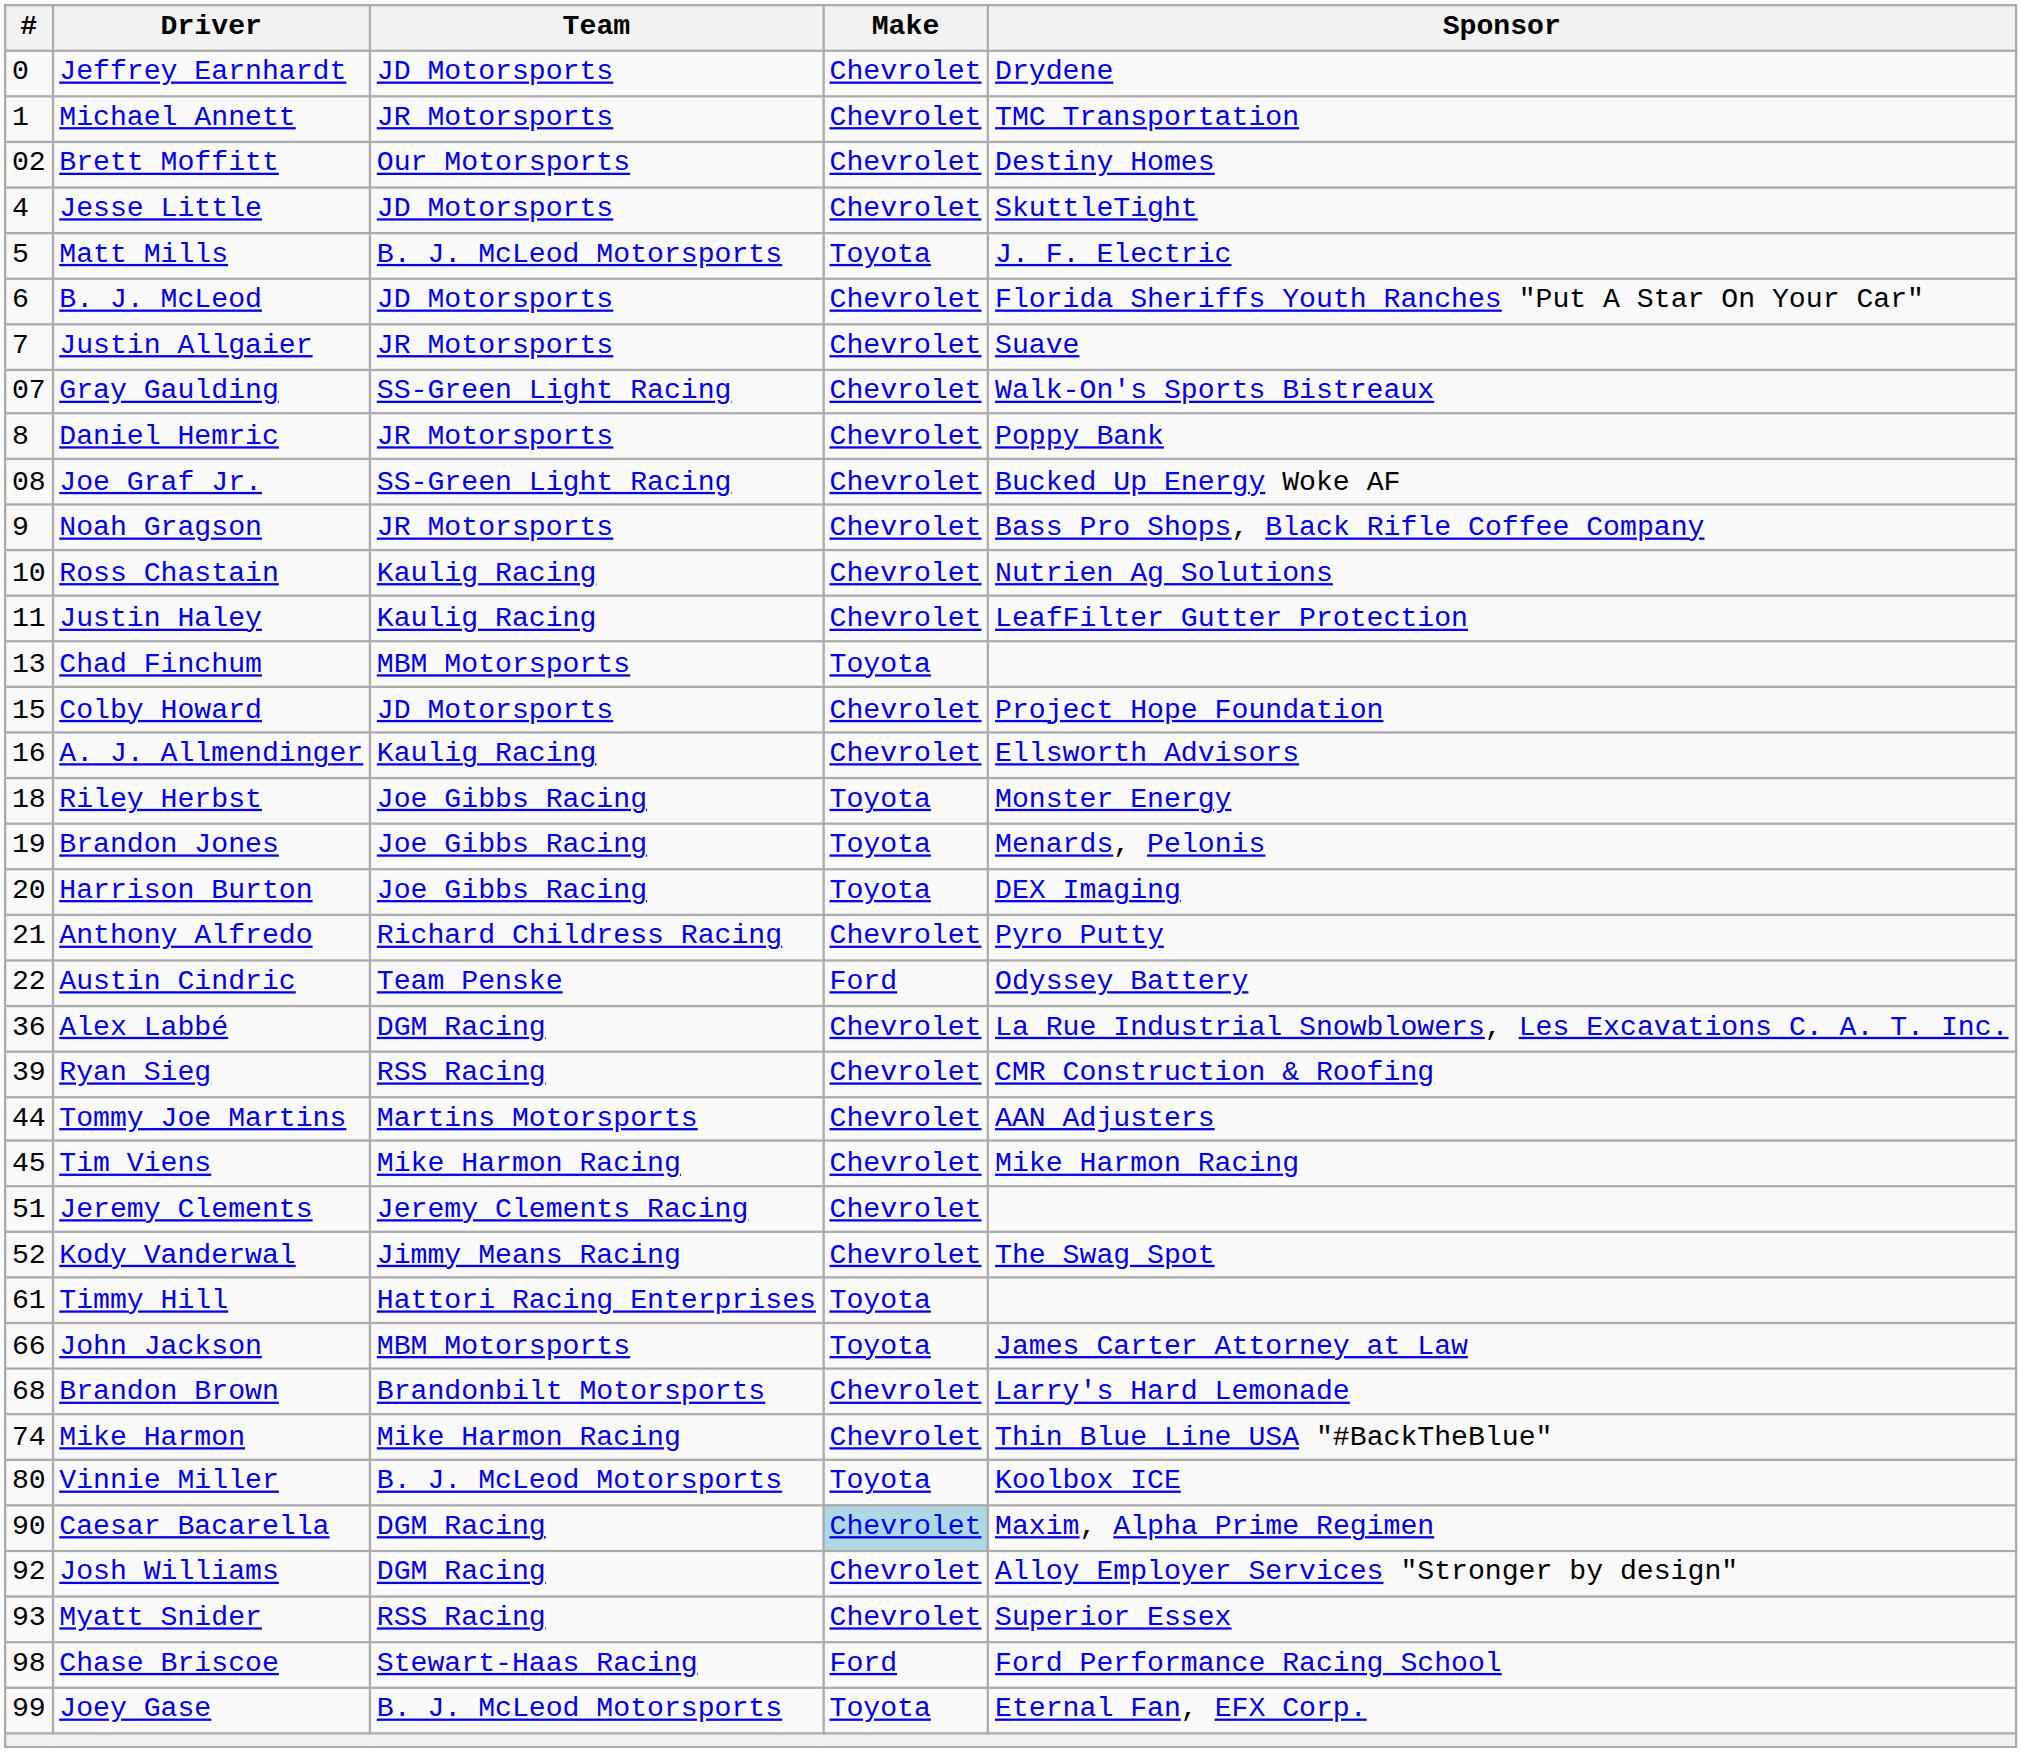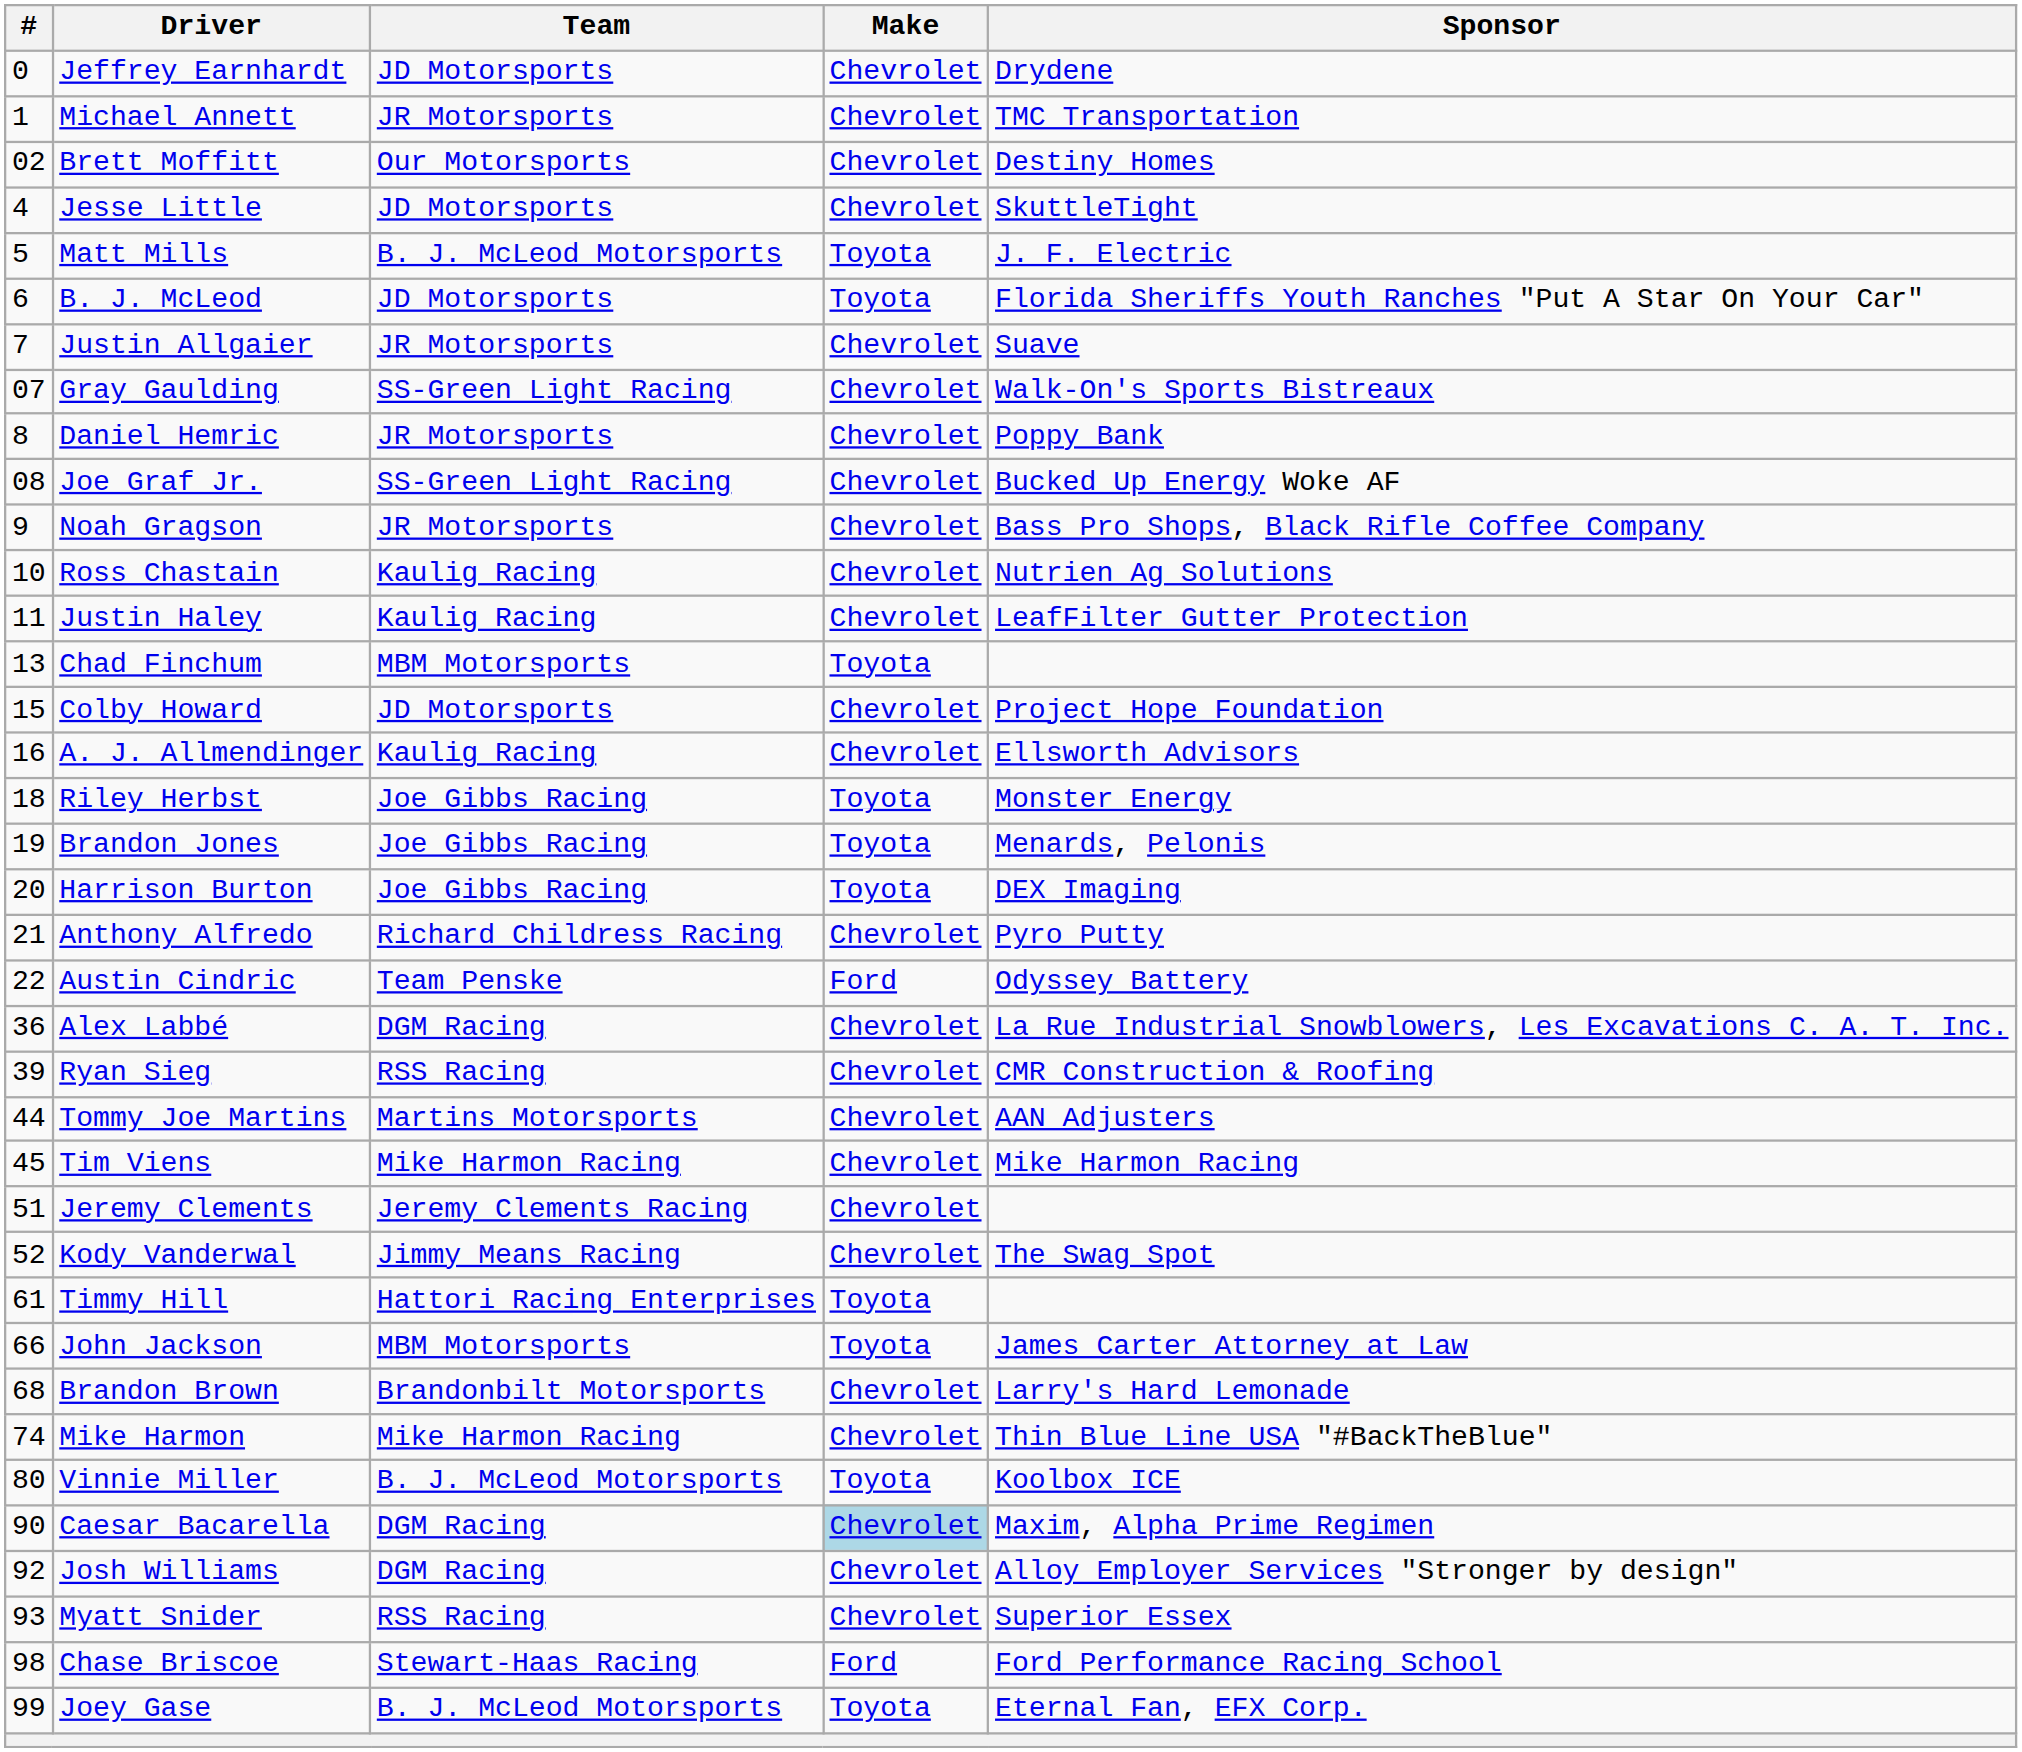(906, 301) Chevrolet -> (880, 301) Toyota
